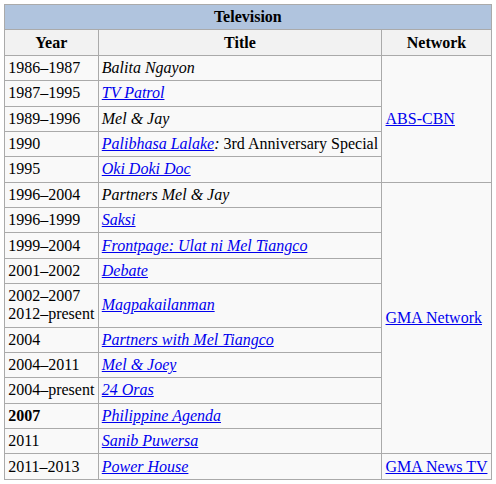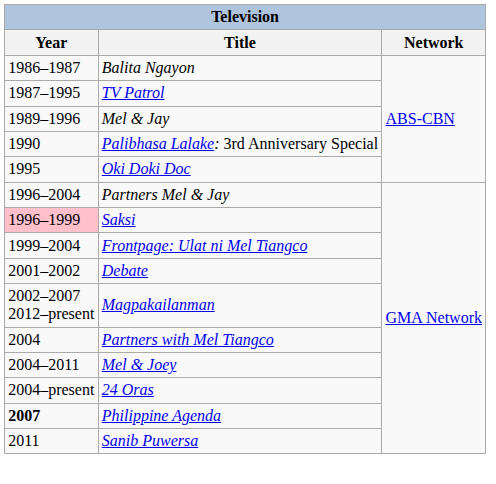(44, 220) no background -> (44, 220) pink background
- row: (145, 466)
